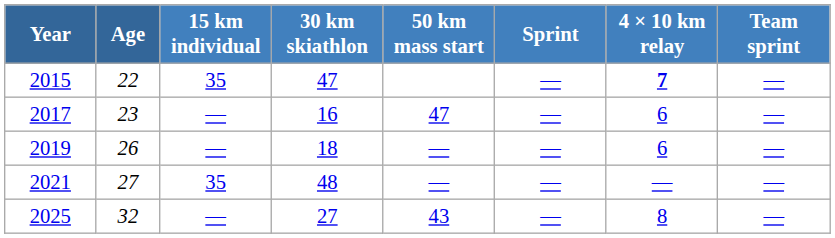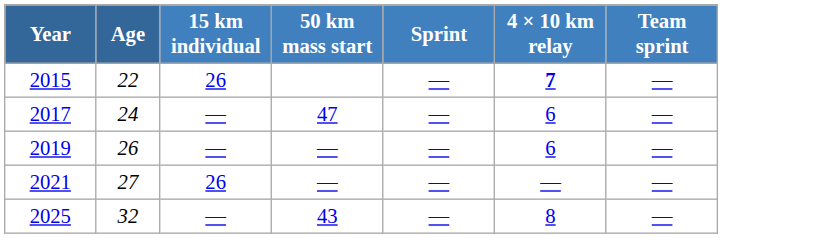- column: (327, 33)
(216, 80) 35 -> (216, 80) 26
(128, 114) 23 -> (128, 114) 24
(216, 182) 35 -> (216, 182) 26
